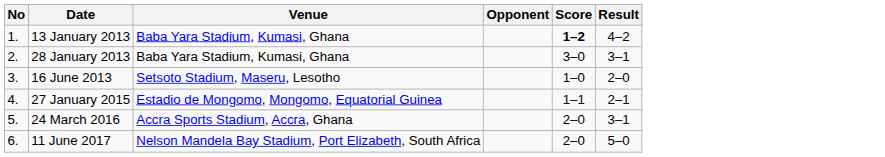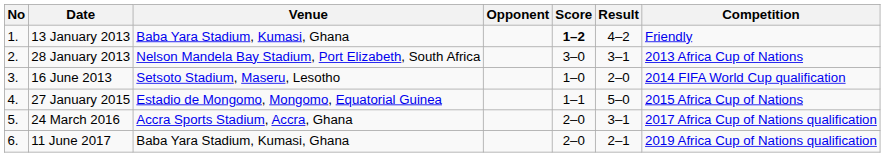+ column: (761, 15)
(243, 57) Baba Yara Stadium, Kumasi, Ghana -> (308, 57) Nelson Mandela Bay Stadium, Port Elizabeth, South Africa
(619, 99) 2–1 -> (619, 99) 5–0
(308, 141) Nelson Mandela Bay Stadium, Port Elizabeth, South Africa -> (243, 141) Baba Yara Stadium, Kumasi, Ghana
(619, 141) 5–0 -> (619, 141) 2–1
